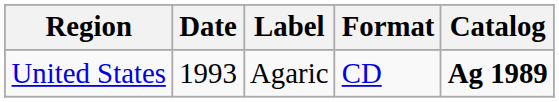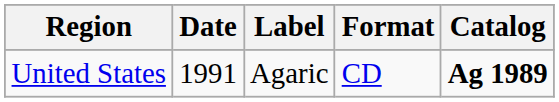(208, 73) 1993 -> (208, 73) 1991
